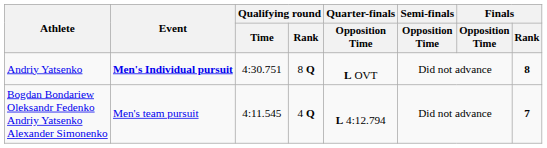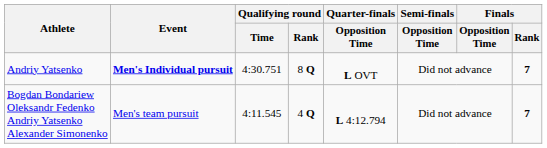(527, 69) 8 -> (527, 69) 7
